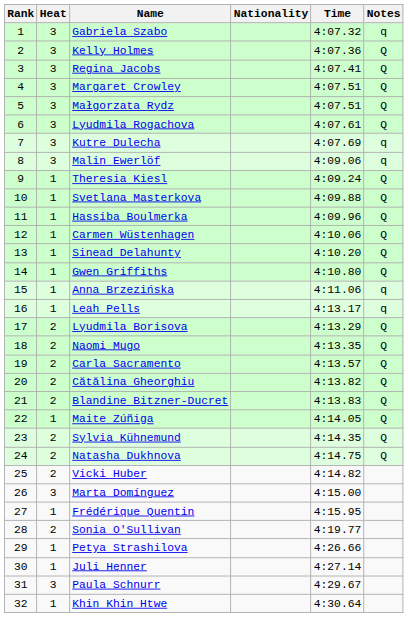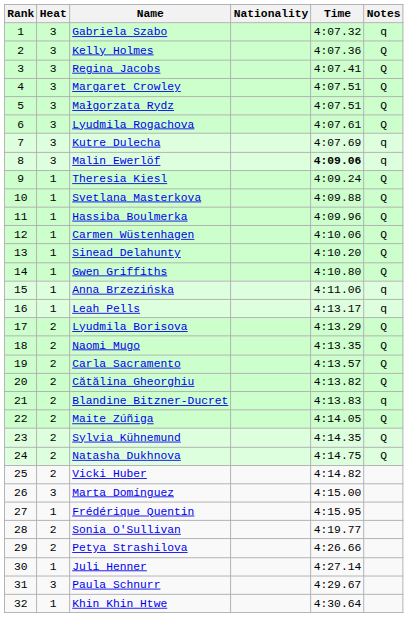(338, 161) normal -> (338, 161) bold
(384, 401) Q -> (384, 401) q
(53, 419) 1 -> (53, 419) 2
(53, 548) 1 -> (53, 548) 2
